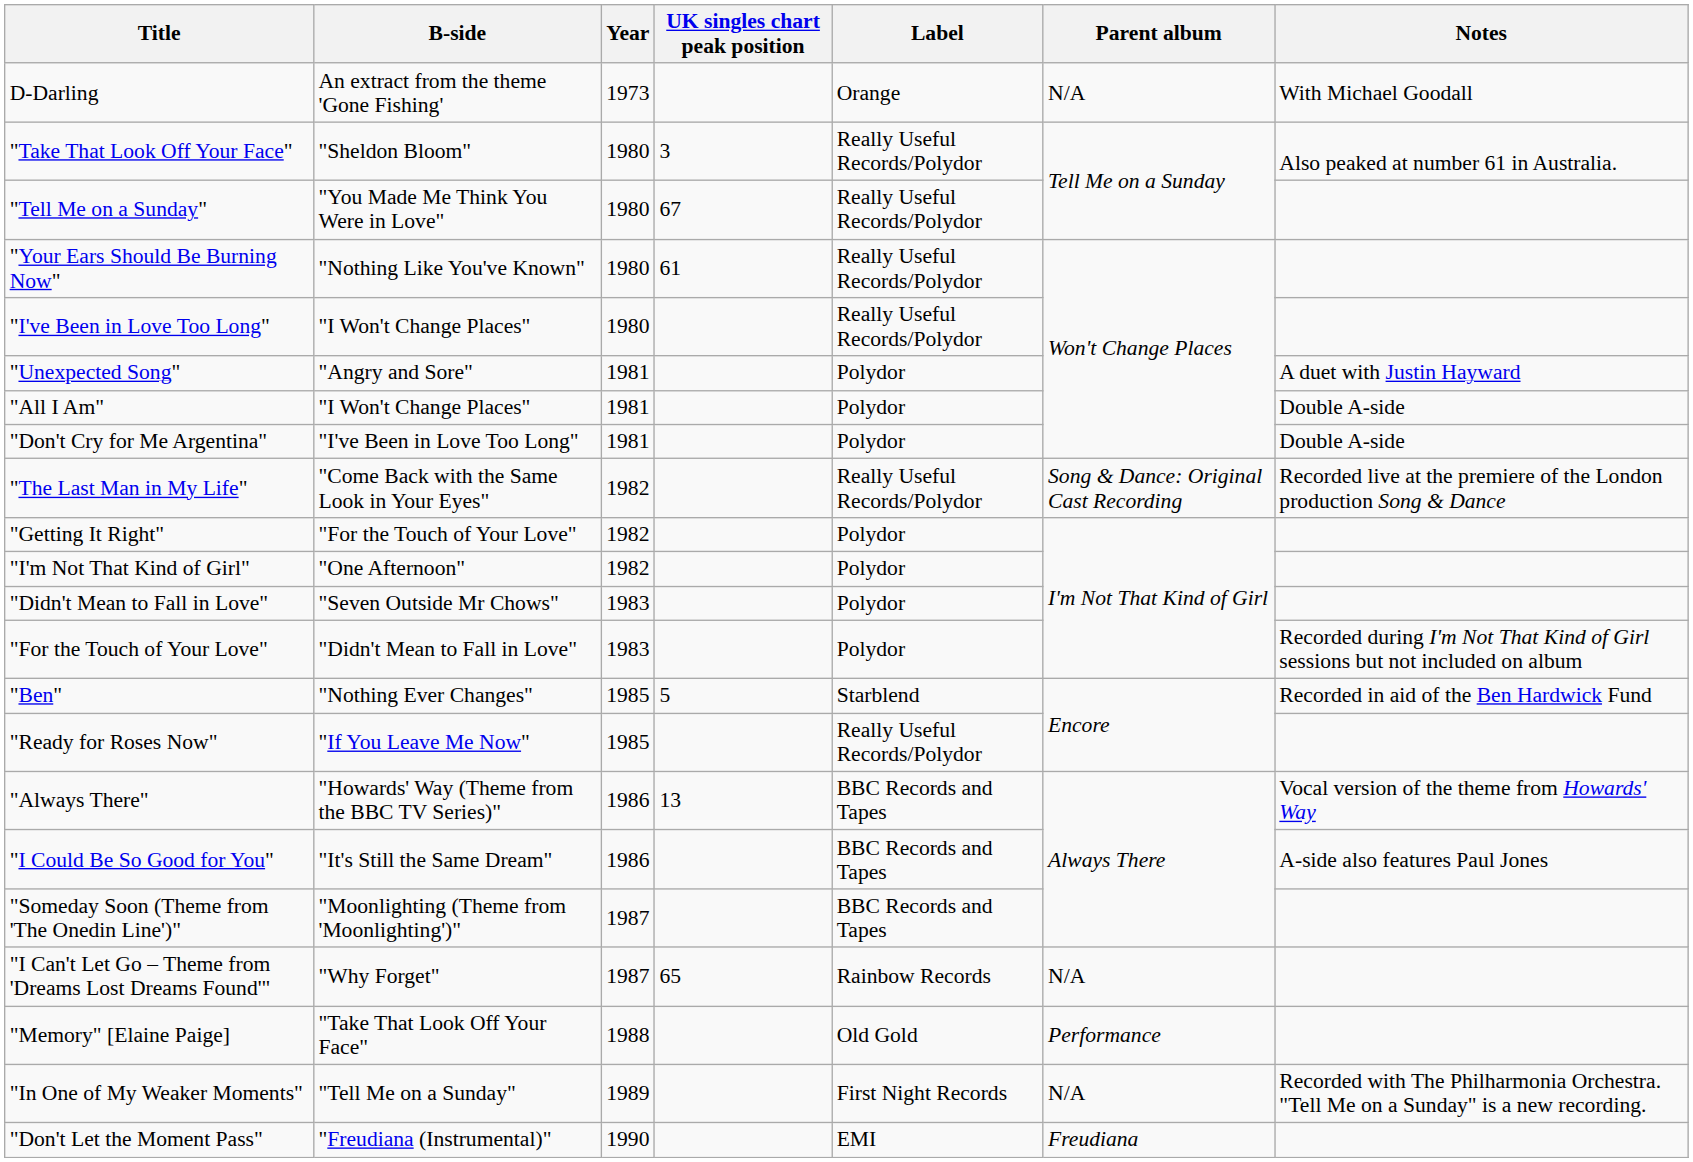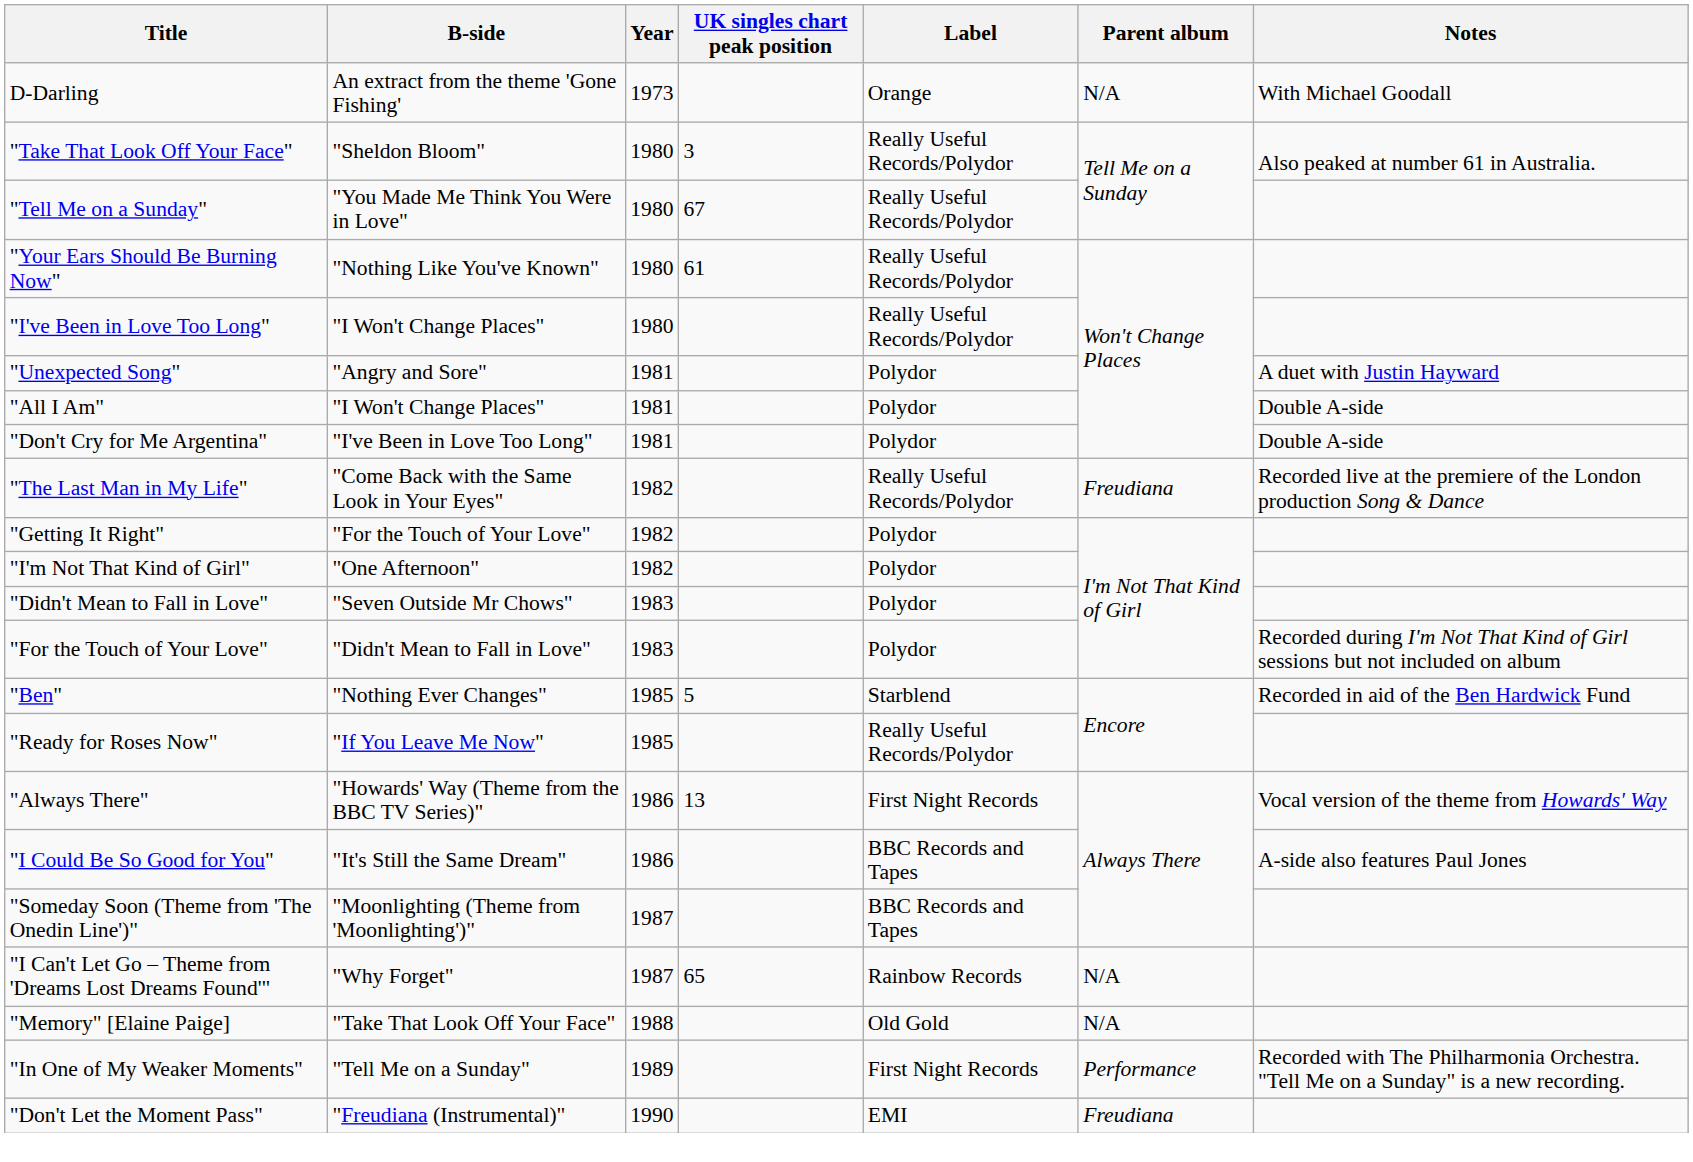(1155, 487) Song & Dance: Original Cast Recording -> (1128, 487) Freudiana
(915, 800) BBC Records and Tapes -> (953, 800) First Night Records
(1104, 1034) Performance -> (1102, 1022) N/A
(1067, 1093) N/A -> (1140, 1069) Performance
